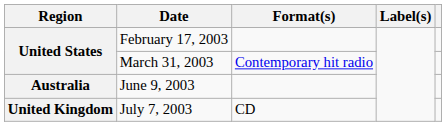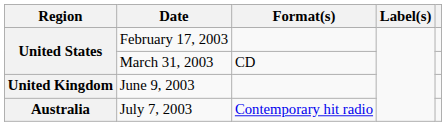(304, 62) Contemporary hit radio -> (245, 62) CD
(60, 86) Australia -> (60, 86) United Kingdom
(60, 109) United Kingdom -> (60, 109) Australia
(245, 109) CD -> (304, 109) Contemporary hit radio
